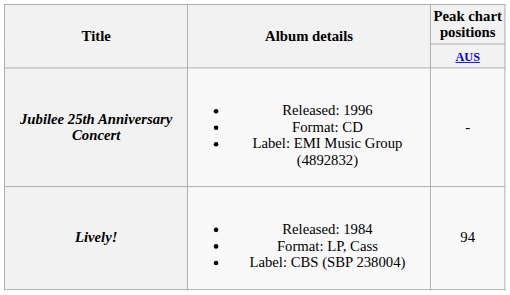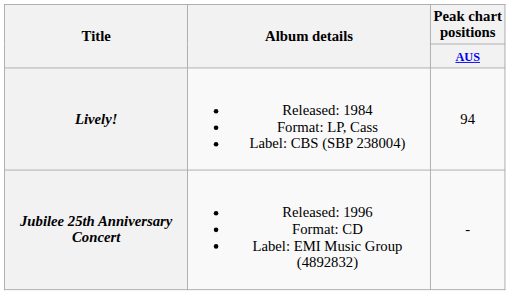rows swapped: (96, 238) <-> (96, 127)
